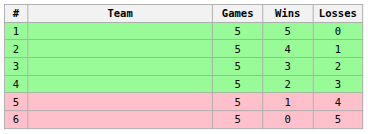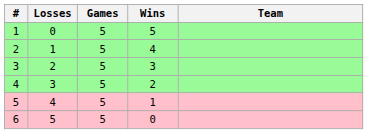columns swapped: (120, 13) <-> (338, 13)
